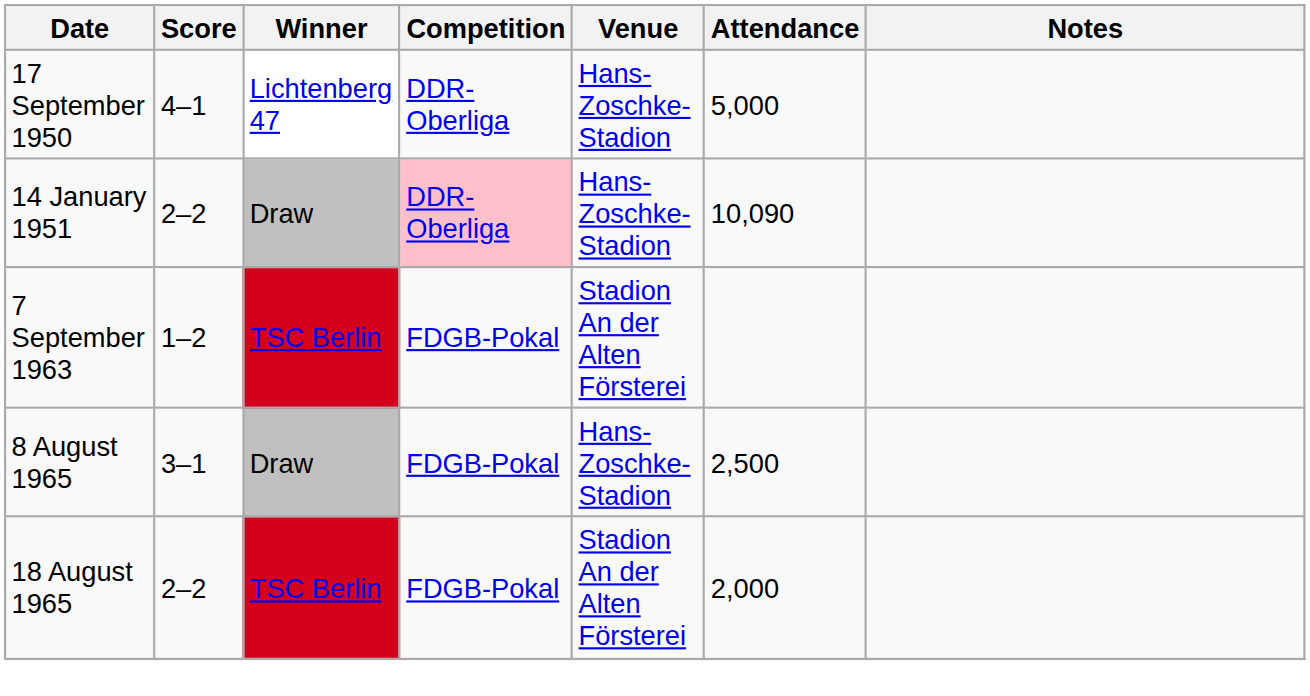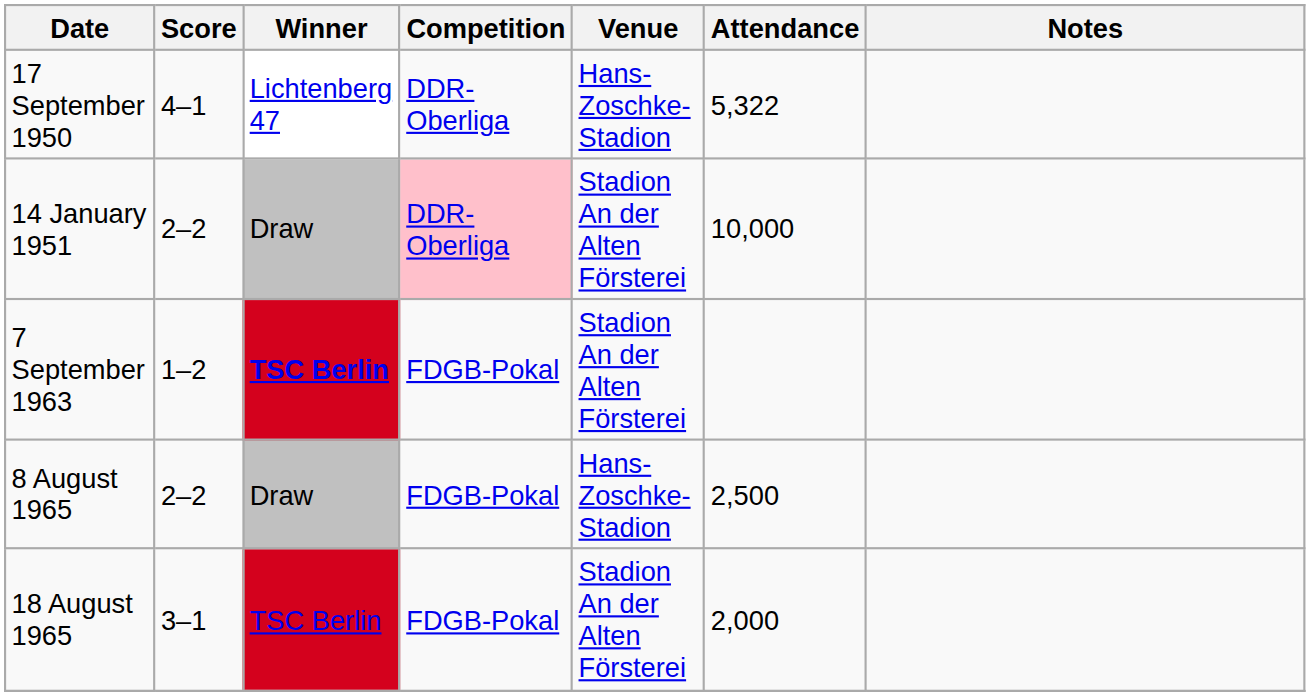(745, 104) 5,000 -> (745, 104) 5,322
(635, 213) Hans-Zoschke-Stadion -> (632, 229) Stadion An der Alten Försterei
(753, 213) 10,090 -> (753, 229) 10,000
(316, 338) normal -> (319, 370) bold
(184, 463) 3–1 -> (184, 495) 2–2
(184, 587) 2–2 -> (184, 619) 3–1
